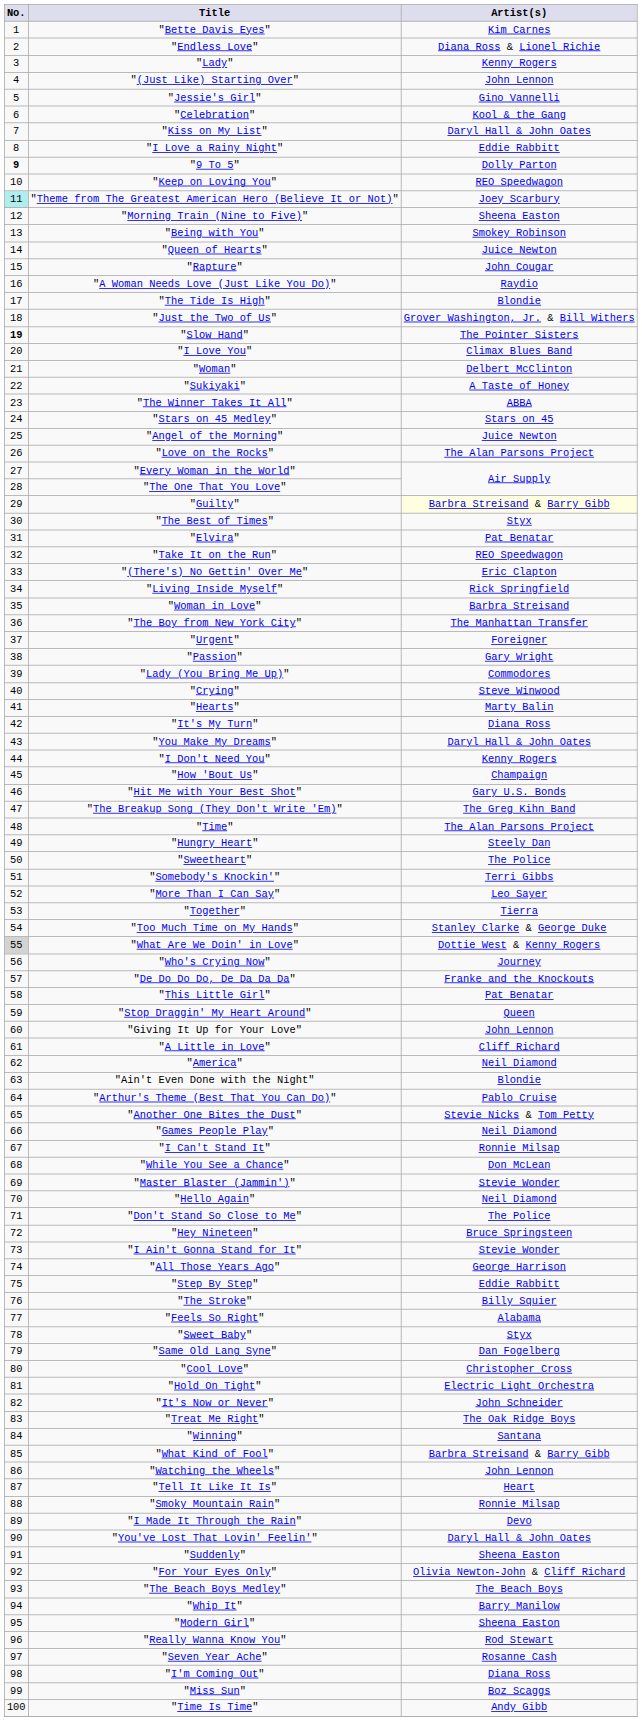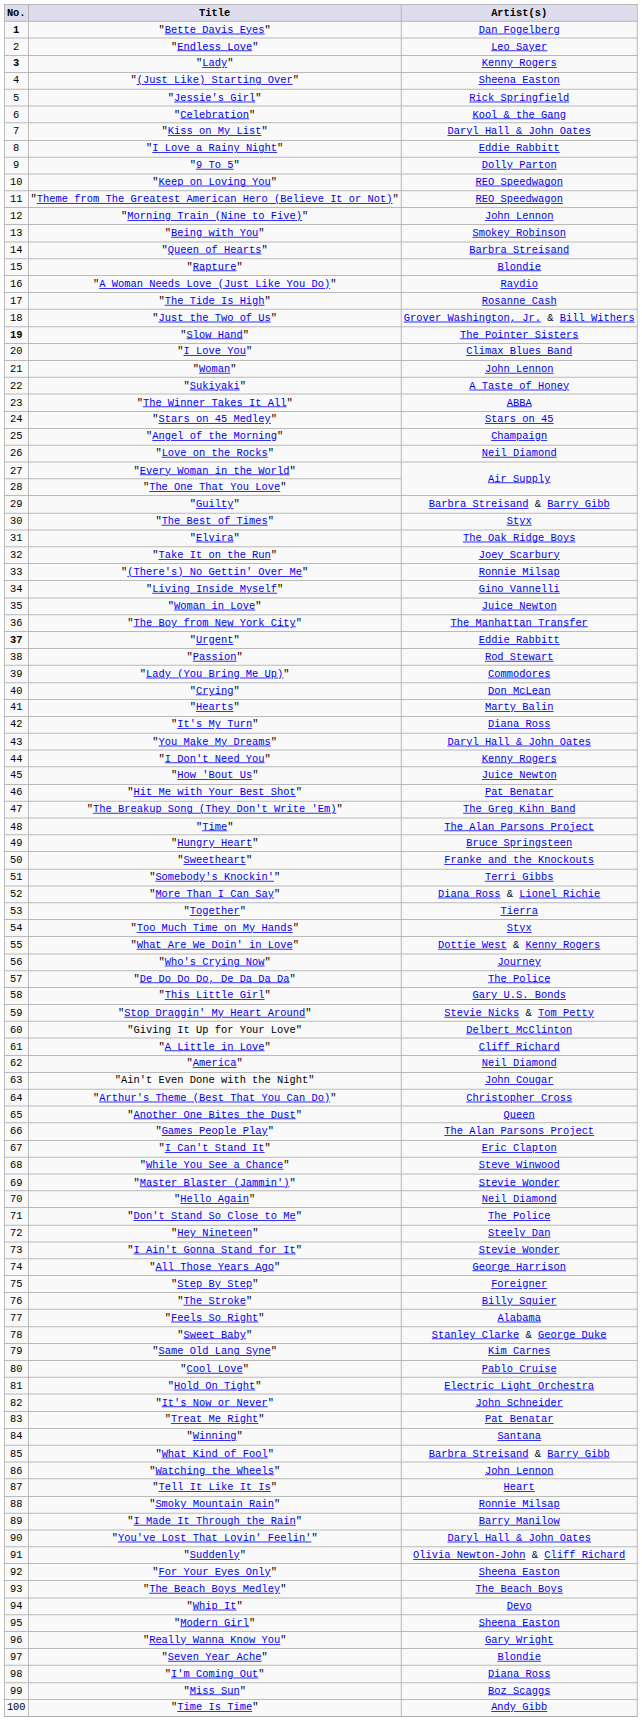(16, 30) normal -> (16, 30) bold
(519, 30) Kim Carnes -> (519, 30) Dan Fogelberg
(519, 47) Diana Ross & Lionel Richie -> (519, 47) Leo Sayer
(16, 64) normal -> (16, 64) bold
(519, 81) John Lennon -> (519, 81) Sheena Easton
(519, 98) Gino Vannelli -> (519, 98) Rick Springfield
(16, 165) bold -> (16, 165) normal
(16, 199) paleturquoise background -> (16, 199) no background
(519, 199) Joey Scarbury -> (519, 199) REO Speedwagon
(519, 216) Sheena Easton -> (519, 216) John Lennon
(519, 250) Juice Newton -> (519, 250) Barbra Streisand
(519, 267) John Cougar -> (519, 267) Blondie
(519, 301) Blondie -> (519, 301) Rosanne Cash
(519, 369) Delbert McClinton -> (519, 369) John Lennon
(519, 437) Juice Newton -> (519, 437) Champaign
(519, 454) The Alan Parsons Project -> (519, 454) Neil Diamond
(519, 504) lightyellow background -> (519, 504) no background
(519, 538) Pat Benatar -> (519, 538) The Oak Ridge Boys
(519, 555) REO Speedwagon -> (519, 555) Joey Scarbury
(519, 572) Eric Clapton -> (519, 572) Ronnie Milsap
(519, 589) Rick Springfield -> (519, 589) Gino Vannelli
(519, 606) Barbra Streisand -> (519, 606) Juice Newton
(16, 640) normal -> (16, 640) bold
(519, 640) Foreigner -> (519, 640) Eddie Rabbitt
(519, 657) Gary Wright -> (519, 657) Rod Stewart
(519, 691) Steve Winwood -> (519, 691) Don McLean
(519, 776) Champaign -> (519, 776) Juice Newton
(519, 793) Gary U.S. Bonds -> (519, 793) Pat Benatar
(519, 843) Steely Dan -> (519, 843) Bruce Springsteen
(519, 860) The Police -> (519, 860) Franke and the Knockouts
(519, 894) Leo Sayer -> (519, 894) Diana Ross & Lionel Richie
(519, 928) Stanley Clarke & George Duke -> (519, 928) Styx
(16, 945) lightgrey background -> (16, 945) no background
(519, 979) Franke and the Knockouts -> (519, 979) The Police
(519, 996) Pat Benatar -> (519, 996) Gary U.S. Bonds
(519, 1013) Queen -> (519, 1013) Stevie Nicks & Tom Petty
(519, 1030) John Lennon -> (519, 1030) Delbert McClinton
(519, 1081) Blondie -> (519, 1081) John Cougar
(519, 1098) Pablo Cruise -> (519, 1098) Christopher Cross
(519, 1115) Stevie Nicks & Tom Petty -> (519, 1115) Queen
(519, 1132) Neil Diamond -> (519, 1132) The Alan Parsons Project
(519, 1149) Ronnie Milsap -> (519, 1149) Eric Clapton
(519, 1165) Don McLean -> (519, 1165) Steve Winwood
(519, 1233) Bruce Springsteen -> (519, 1233) Steely Dan
(519, 1284) Eddie Rabbitt -> (519, 1284) Foreigner
(519, 1335) Styx -> (519, 1335) Stanley Clarke & George Duke
(519, 1352) Dan Fogelberg -> (519, 1352) Kim Carnes
(519, 1369) Christopher Cross -> (519, 1369) Pablo Cruise
(519, 1420) The Oak Ridge Boys -> (519, 1420) Pat Benatar
(519, 1521) Devo -> (519, 1521) Barry Manilow
(519, 1555) Sheena Easton -> (519, 1555) Olivia Newton-John & Cliff Richard
(519, 1572) Olivia Newton-John & Cliff Richard -> (519, 1572) Sheena Easton
(519, 1606) Barry Manilow -> (519, 1606) Devo
(519, 1640) Rod Stewart -> (519, 1640) Gary Wright
(519, 1657) Rosanne Cash -> (519, 1657) Blondie
